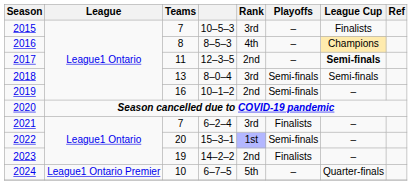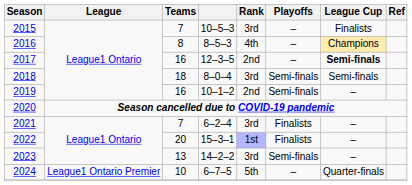(181, 60) 11 -> (181, 60) 16
(181, 76) 13 -> (181, 76) 18
(293, 140) Semi-finals -> (293, 140) Finalists
(181, 156) 19 -> (181, 156) 13
(251, 156) 2nd -> (251, 156) 3rd
(293, 156) Finalists -> (293, 156) Semi-finals
